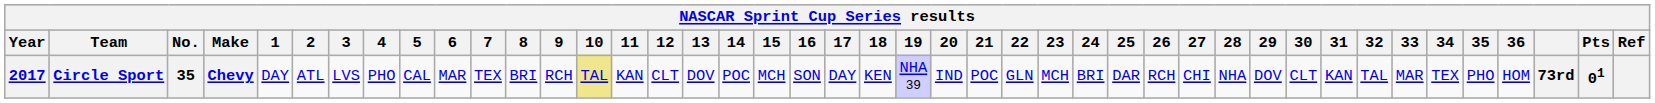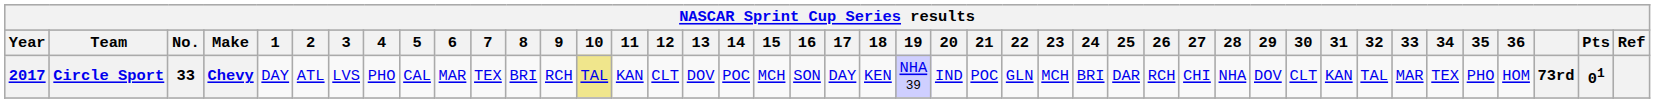(186, 76) 35 -> (186, 76) 33
